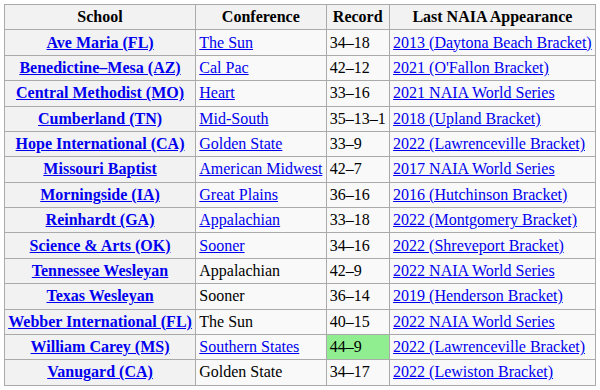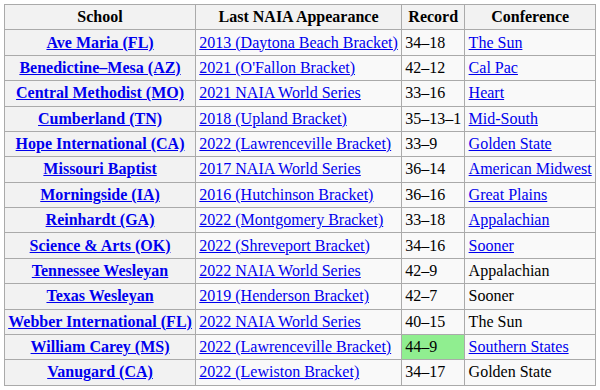columns swapped: (261, 17) <-> (492, 17)
(346, 169) 42–7 -> (425, 169) 36–14
(350, 296) 36–14 -> (421, 296) 42–7
